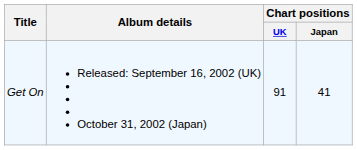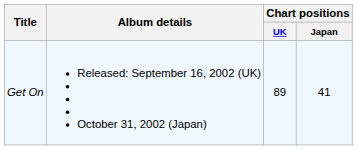(280, 92) 91 -> (280, 92) 89
